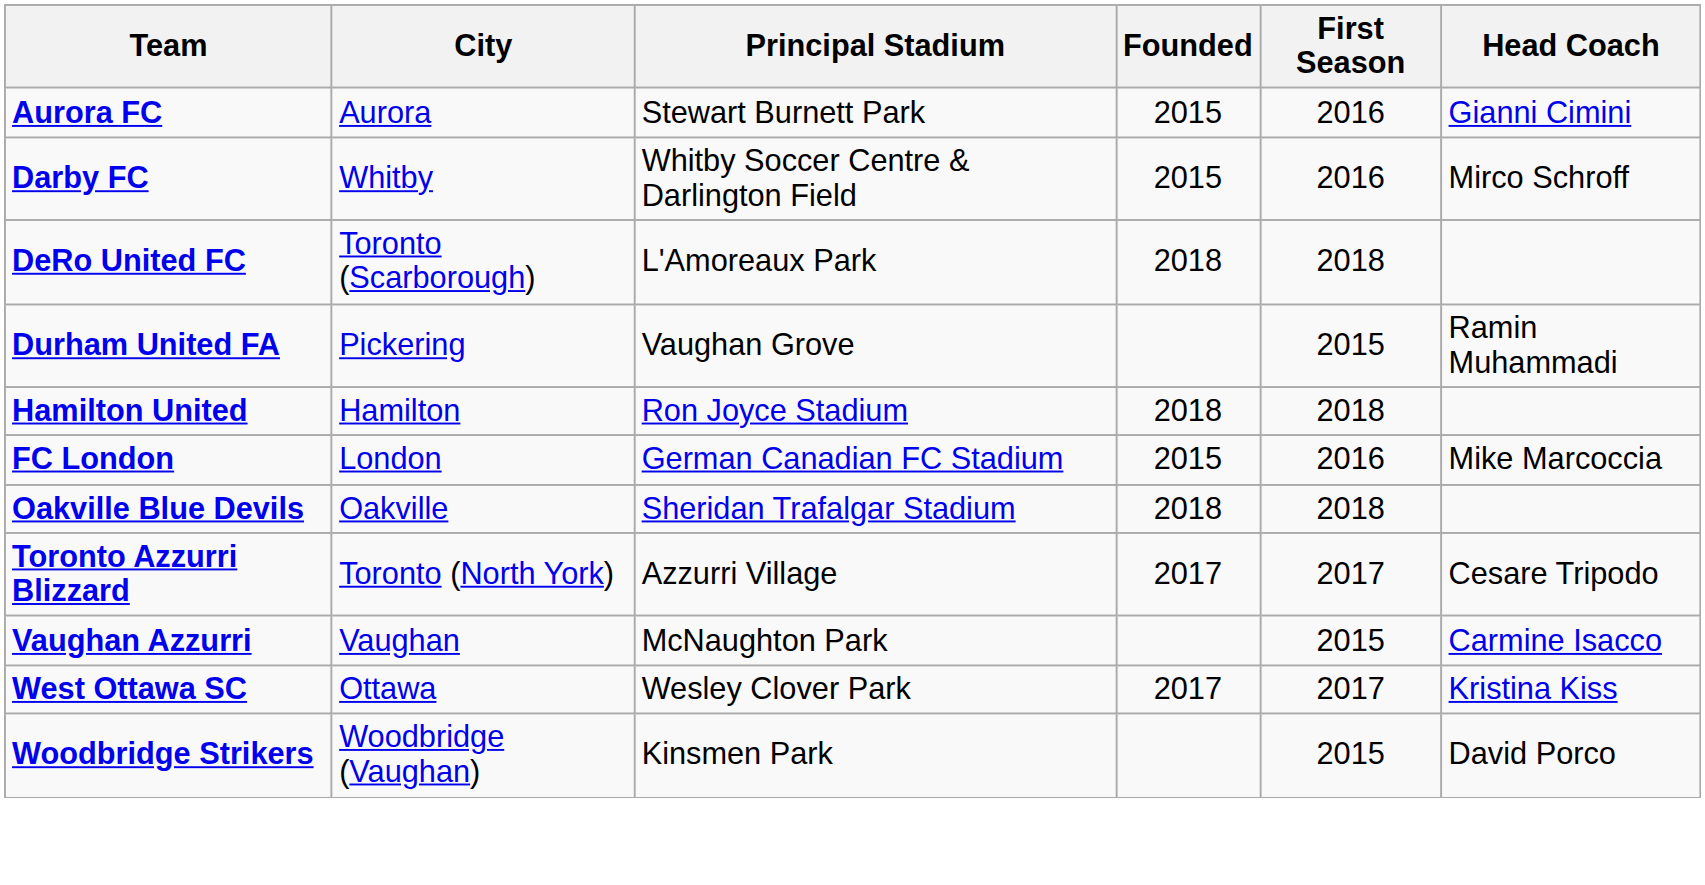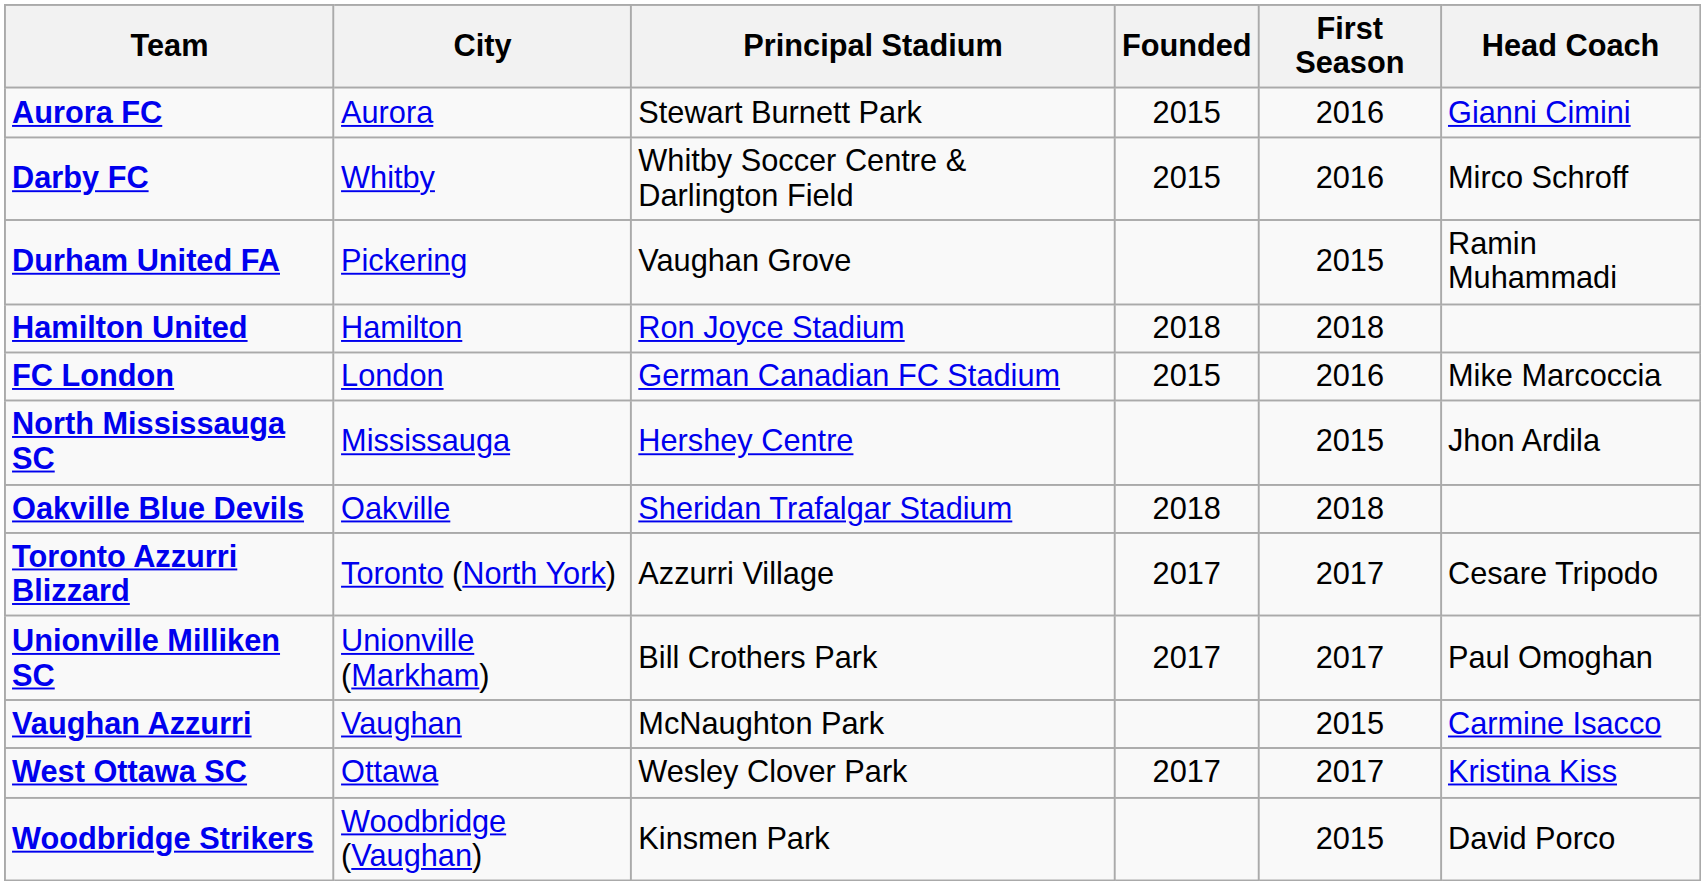- row: (129, 261)
+ row: (149, 442)
+ row: (146, 657)
